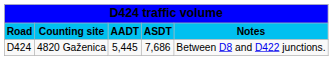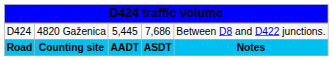rows swapped: (19, 31) <-> (19, 47)
